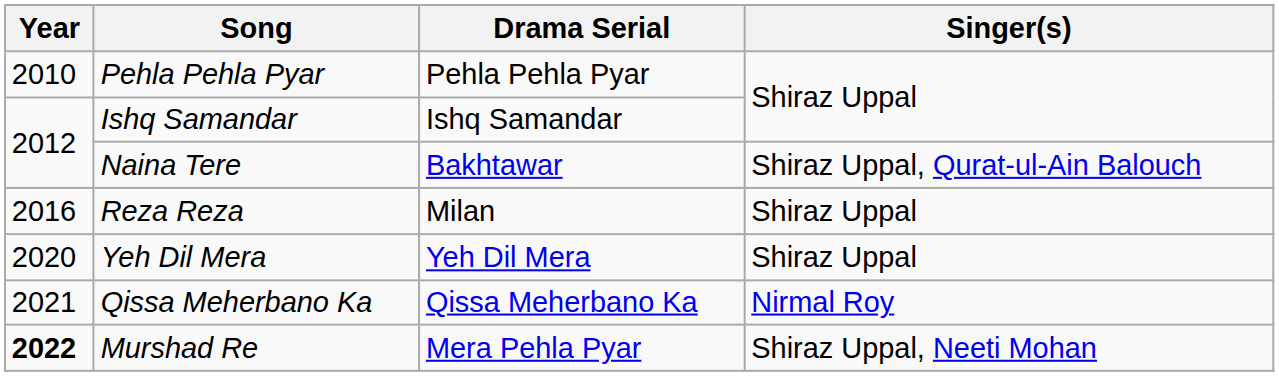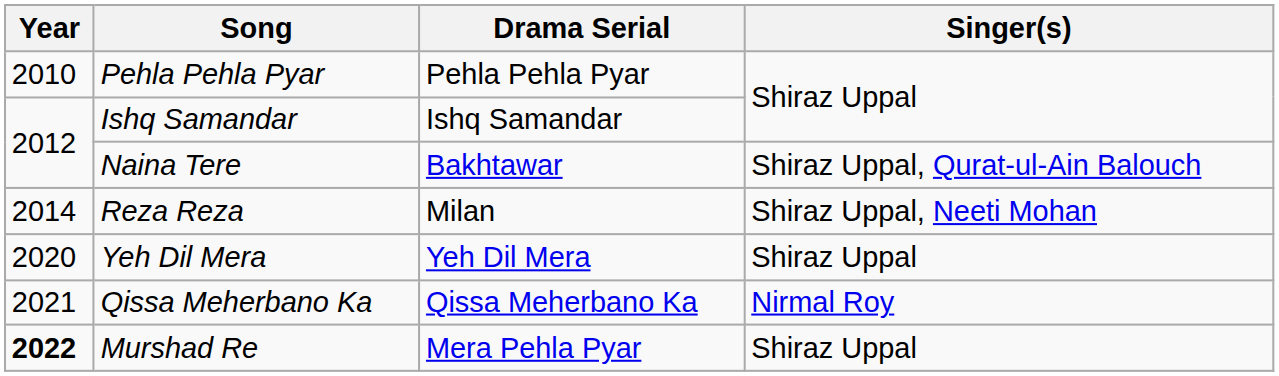(44, 211) 2016 -> (44, 211) 2014
(834, 211) Shiraz Uppal -> (924, 211) Shiraz Uppal, Neeti Mohan
(924, 348) Shiraz Uppal, Neeti Mohan -> (834, 348) Shiraz Uppal
